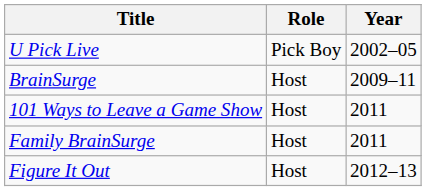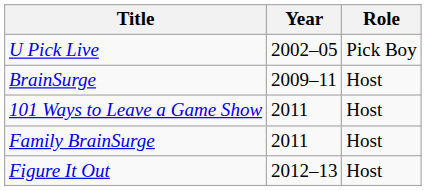columns swapped: (383, 19) <-> (306, 19)
